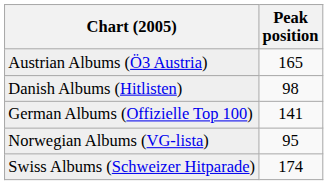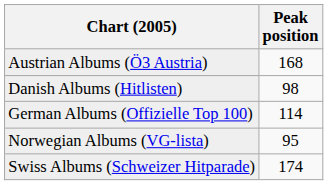(291, 62) 165 -> (291, 62) 168
(291, 114) 141 -> (291, 114) 114
